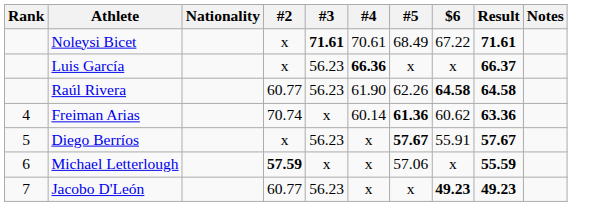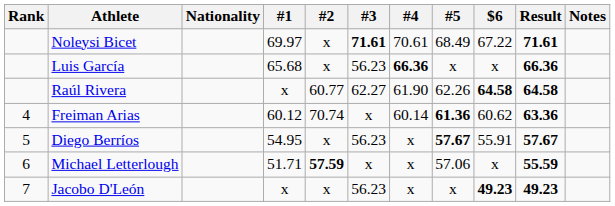+ column: (285, 16)
(499, 66) 66.37 -> (541, 66) 66.36
(327, 90) 56.23 -> (369, 90) 62.27
(285, 189) 60.77 -> (327, 189) x
